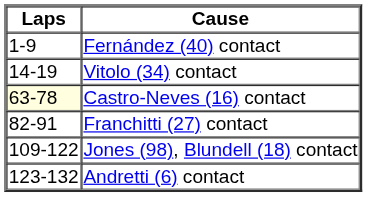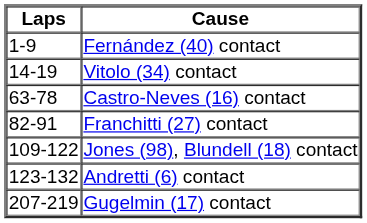(33, 97) lightyellow background -> (33, 97) no background
+ row: (177, 202)
